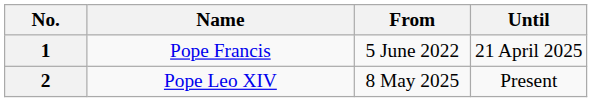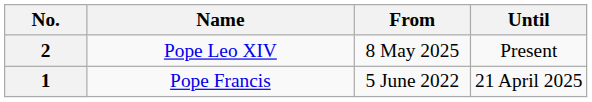rows swapped: (46, 50) <-> (46, 81)
